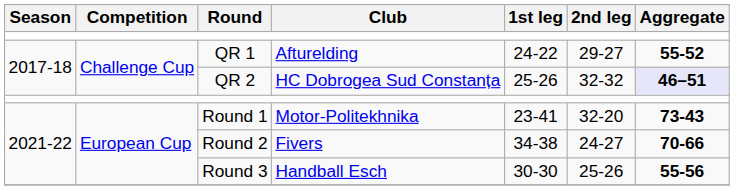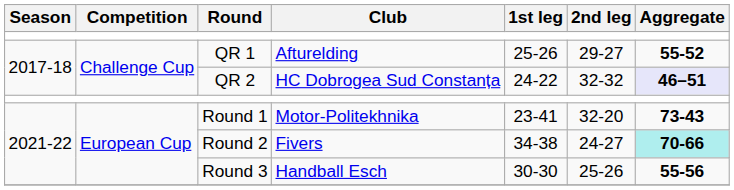(536, 53) 24-22 -> (536, 53) 25-26
(536, 80) 25-26 -> (536, 80) 24-22
(682, 143) no background -> (682, 143) paleturquoise background
